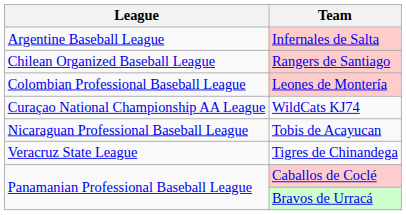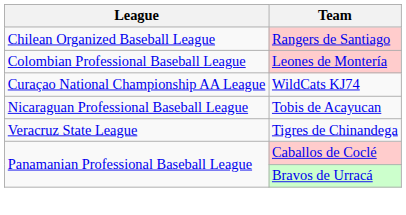- row: (326, 38)
